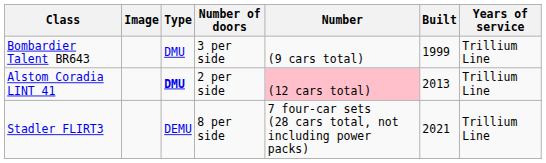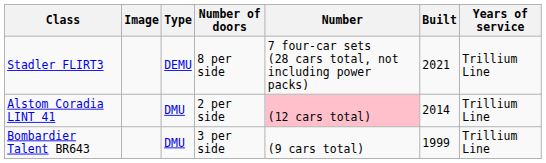rows swapped: (48, 52) <-> (55, 129)
(175, 84) bold -> (175, 110) normal
(436, 84) 2013 -> (436, 110) 2014
